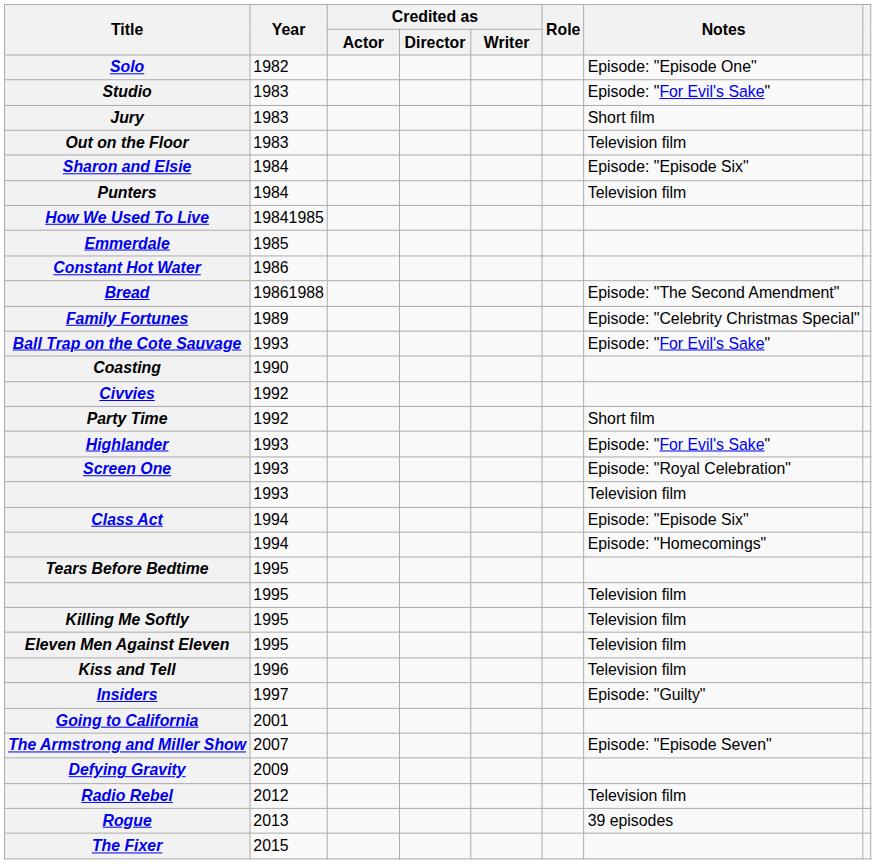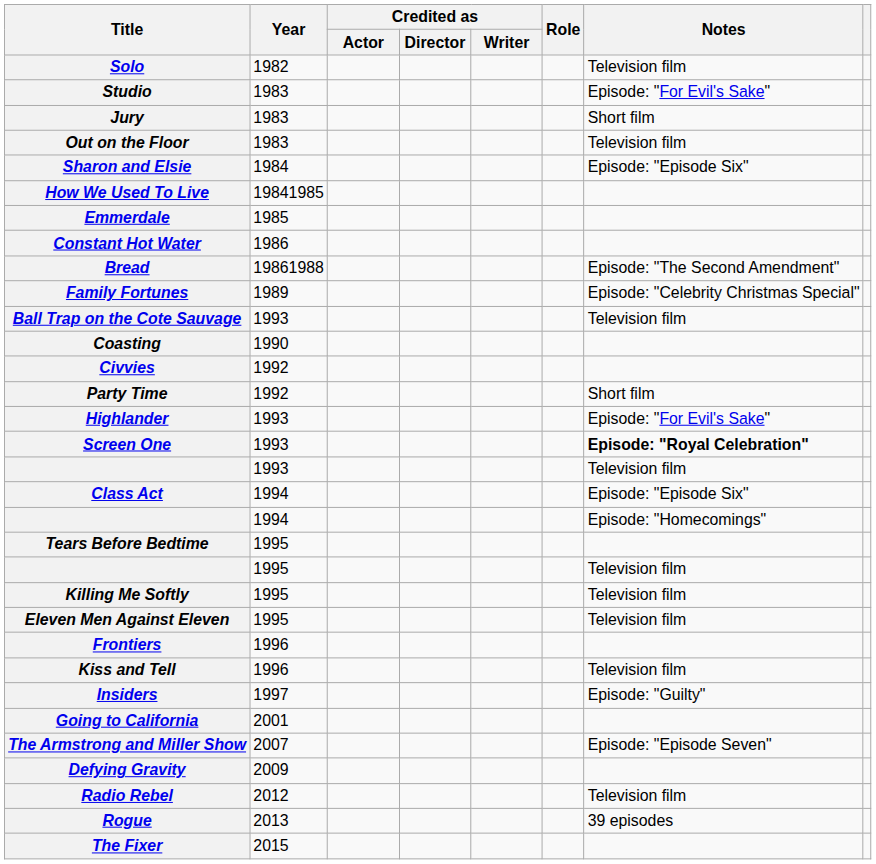(672, 67) Episode: "Episode One" -> (637, 67) Television film
- row: (127, 192)
(679, 343) Episode: "For Evil's Sake" -> (637, 318) Television film
(689, 469) normal -> (698, 444) bold
+ row: (127, 645)
